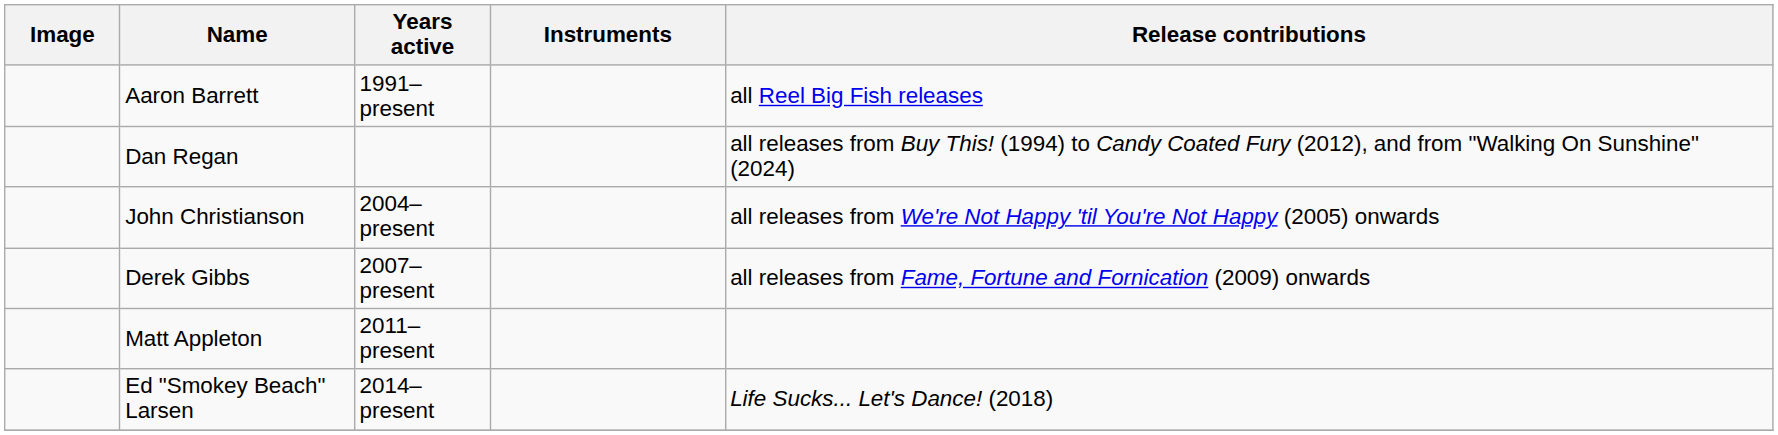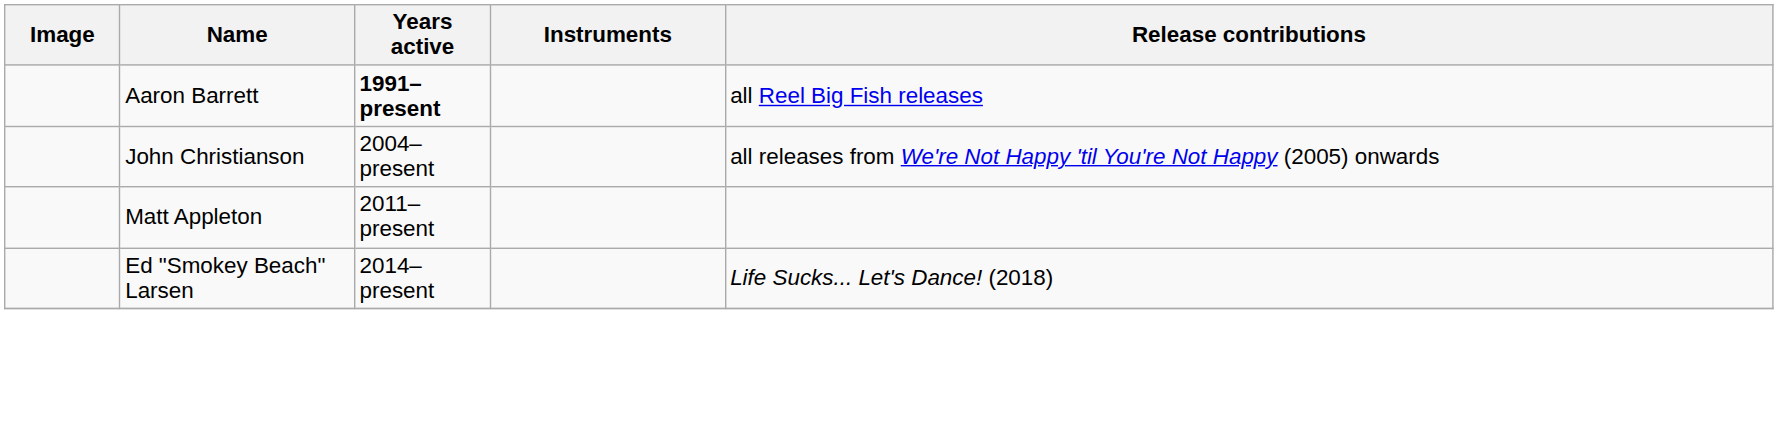(397, 95) normal -> (400, 95) bold
- row: (182, 156)
- row: (187, 277)
